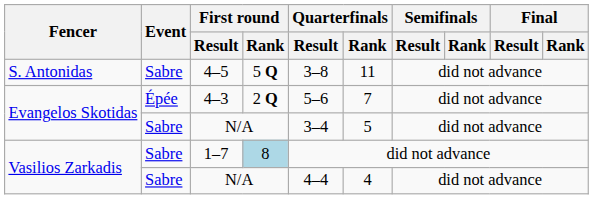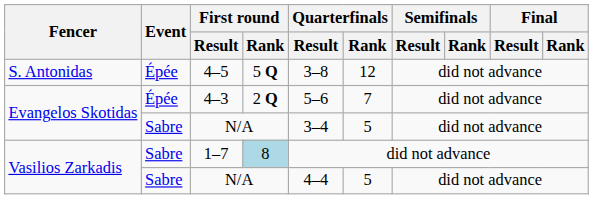(164, 72) Sabre -> (161, 72) Épée
(368, 72) 11 -> (368, 72) 12
(368, 180) 4 -> (368, 180) 5
